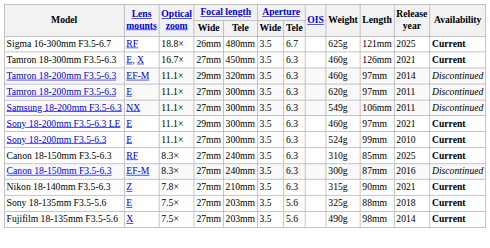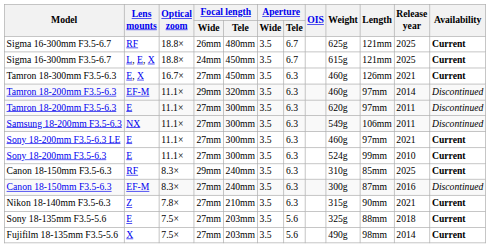+ row: (59, 60)
(209, 124) 29mm -> (209, 140) 27mm
(209, 156) 27mm -> (209, 171) 29mm
